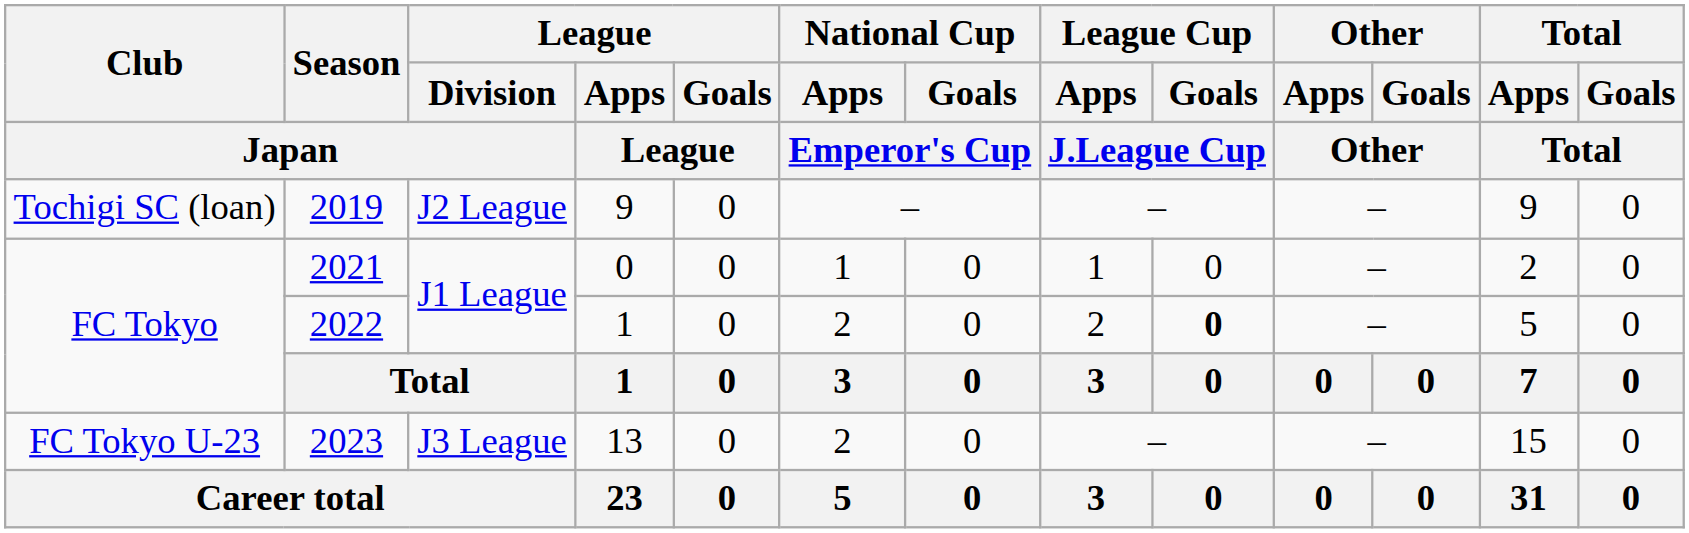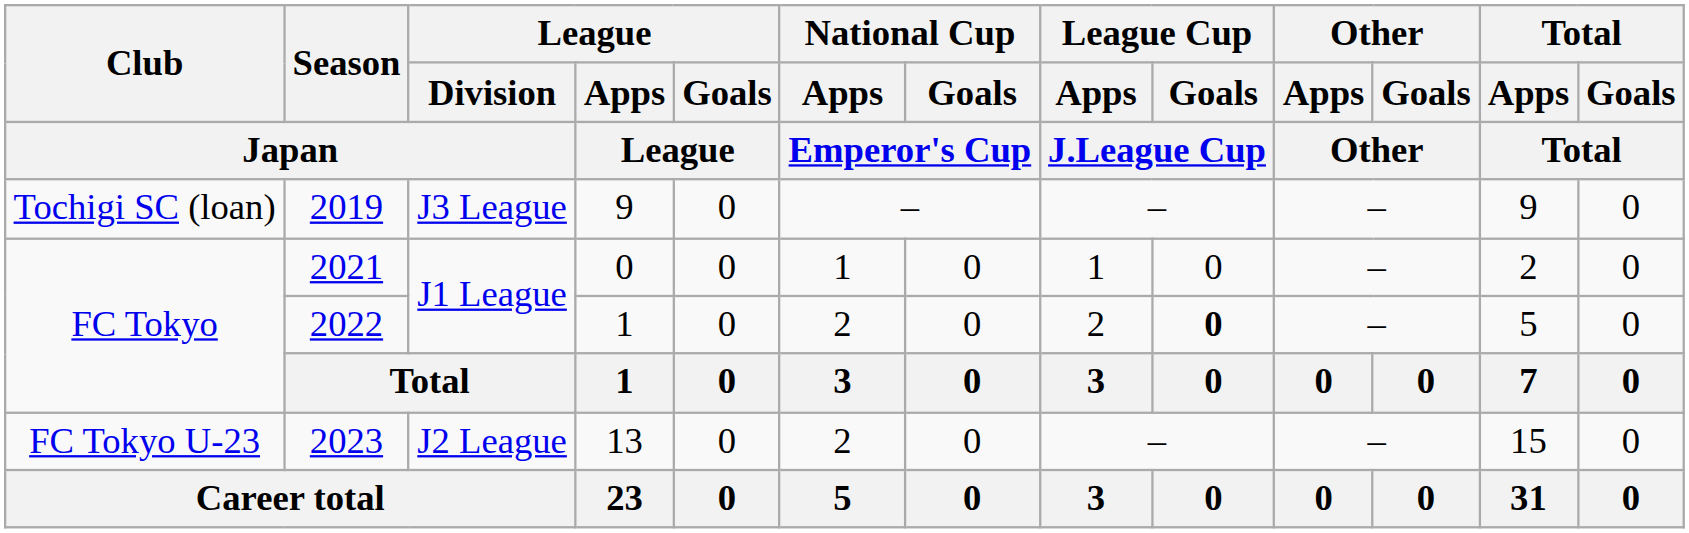(492, 207) J2 League -> (492, 207) J3 League
(492, 440) J3 League -> (492, 440) J2 League
